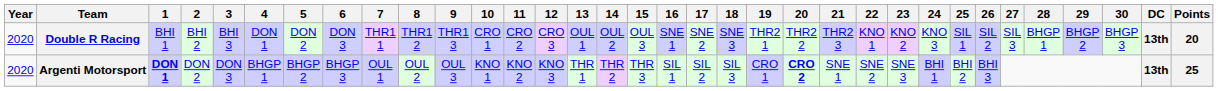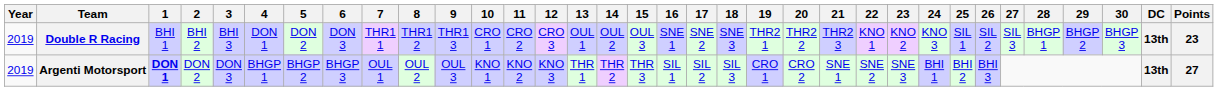(20, 39) 2020 -> (20, 39) 2019
(1192, 39) 20 -> (1192, 39) 23
(20, 70) 2020 -> (20, 70) 2019
(801, 70) bold -> (801, 70) normal
(1192, 70) 25 -> (1192, 70) 27
